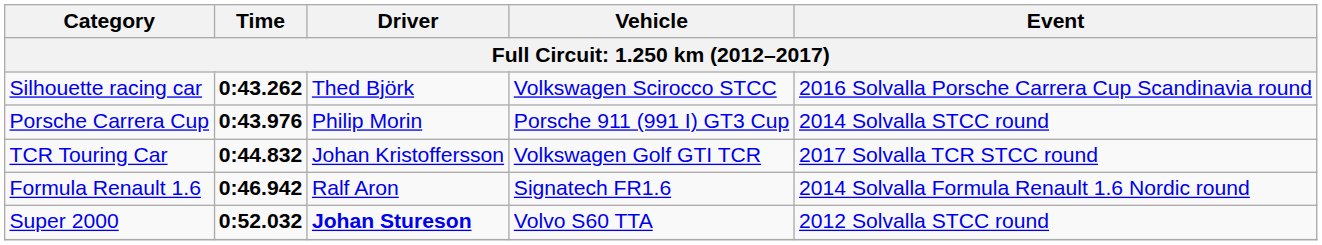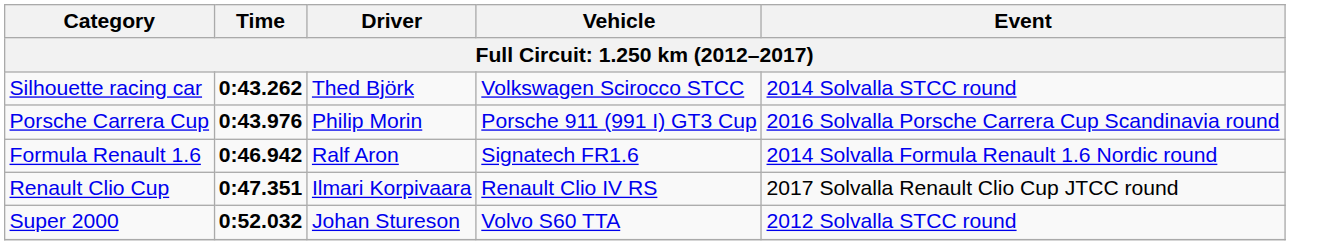(1056, 88) 2016 Solvalla Porsche Carrera Cup Scandinavia round -> (892, 88) 2014 Solvalla STCC round
(924, 121) 2014 Solvalla STCC round -> (1023, 121) 2016 Solvalla Porsche Carrera Cup Scandinavia round
- row: (89, 155)
+ row: (89, 188)
(392, 222) bold -> (386, 222) normal
